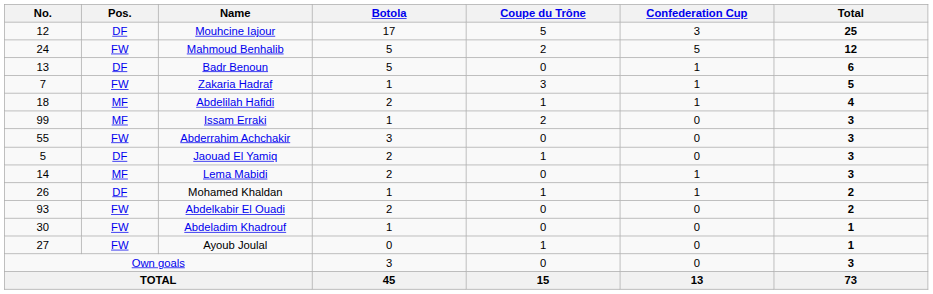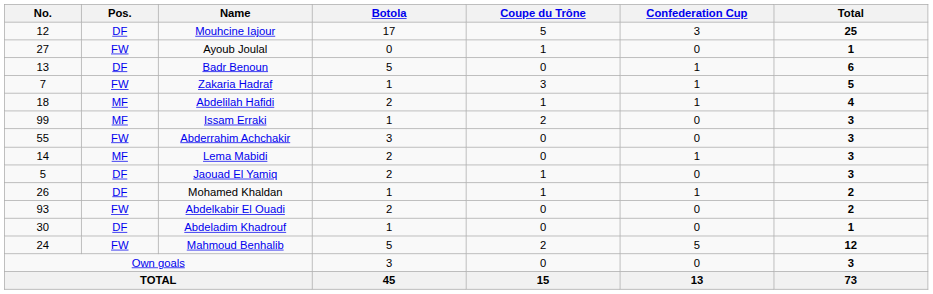rows swapped: (235, 49) <-> (235, 245)
rows swapped: (235, 156) <-> (235, 174)
(120, 227) FW -> (120, 227) DF
